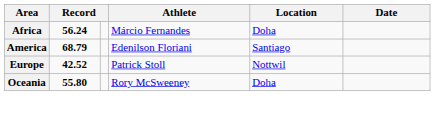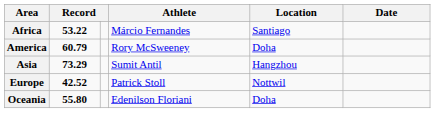(75, 30) 56.24 -> (75, 30) 53.22
(264, 30) Doha -> (271, 30) Santiago
(75, 47) 68.79 -> (75, 47) 60.79
(151, 47) Edenilson Floriani -> (150, 47) Rory McSweeney
(271, 47) Santiago -> (264, 47) Doha
+ row: (27, 64)
(150, 82) Rory McSweeney -> (151, 99) Edenilson Floriani
